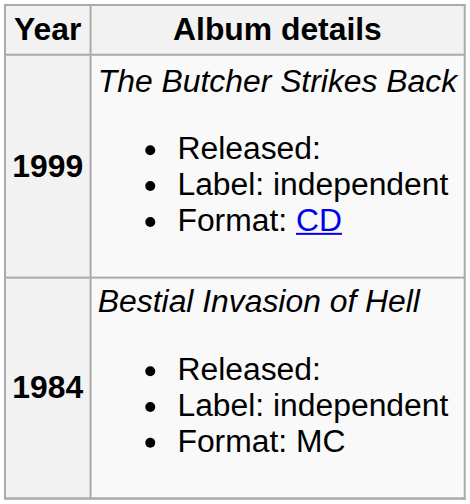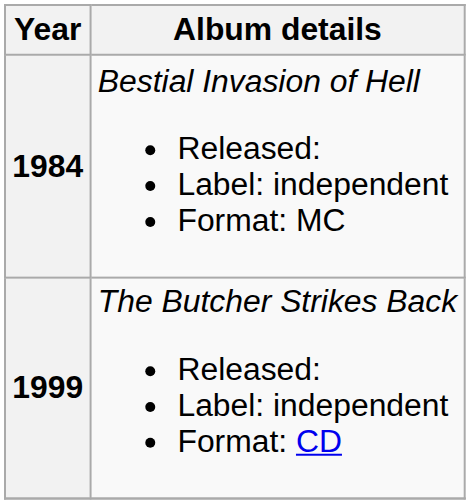rows swapped: (48, 387) <-> (48, 165)
